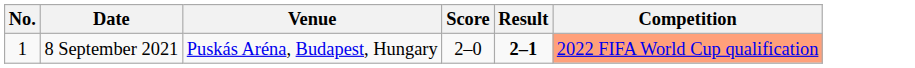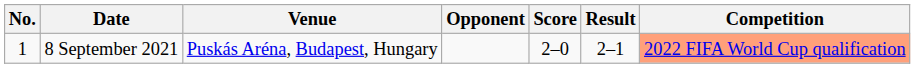+ column: (486, 19)
(523, 48) bold -> (611, 48) normal
